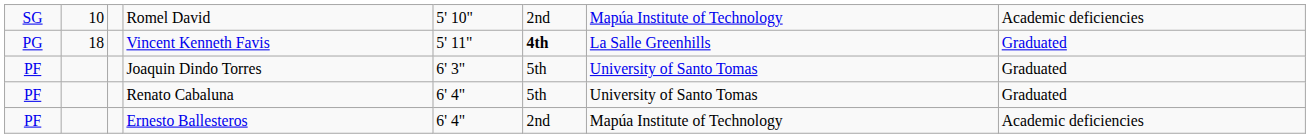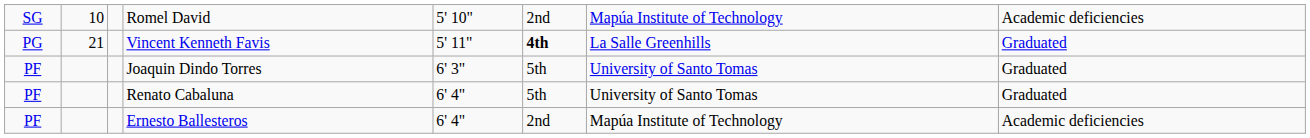(96, 43) 18 -> (96, 43) 21
